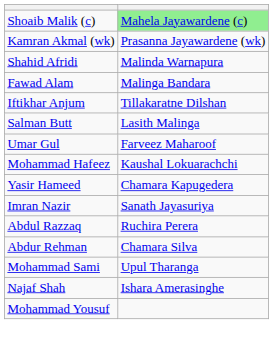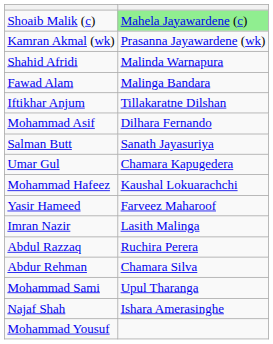+ row: (51, 123)
(160, 123) Lasith Malinga -> (167, 144) Sanath Jayasuriya
(168, 144) Farveez Maharoof -> (177, 164) Chamara Kapugedera
(177, 185) Chamara Kapugedera -> (168, 205) Farveez Maharoof
(167, 205) Sanath Jayasuriya -> (160, 226) Lasith Malinga
